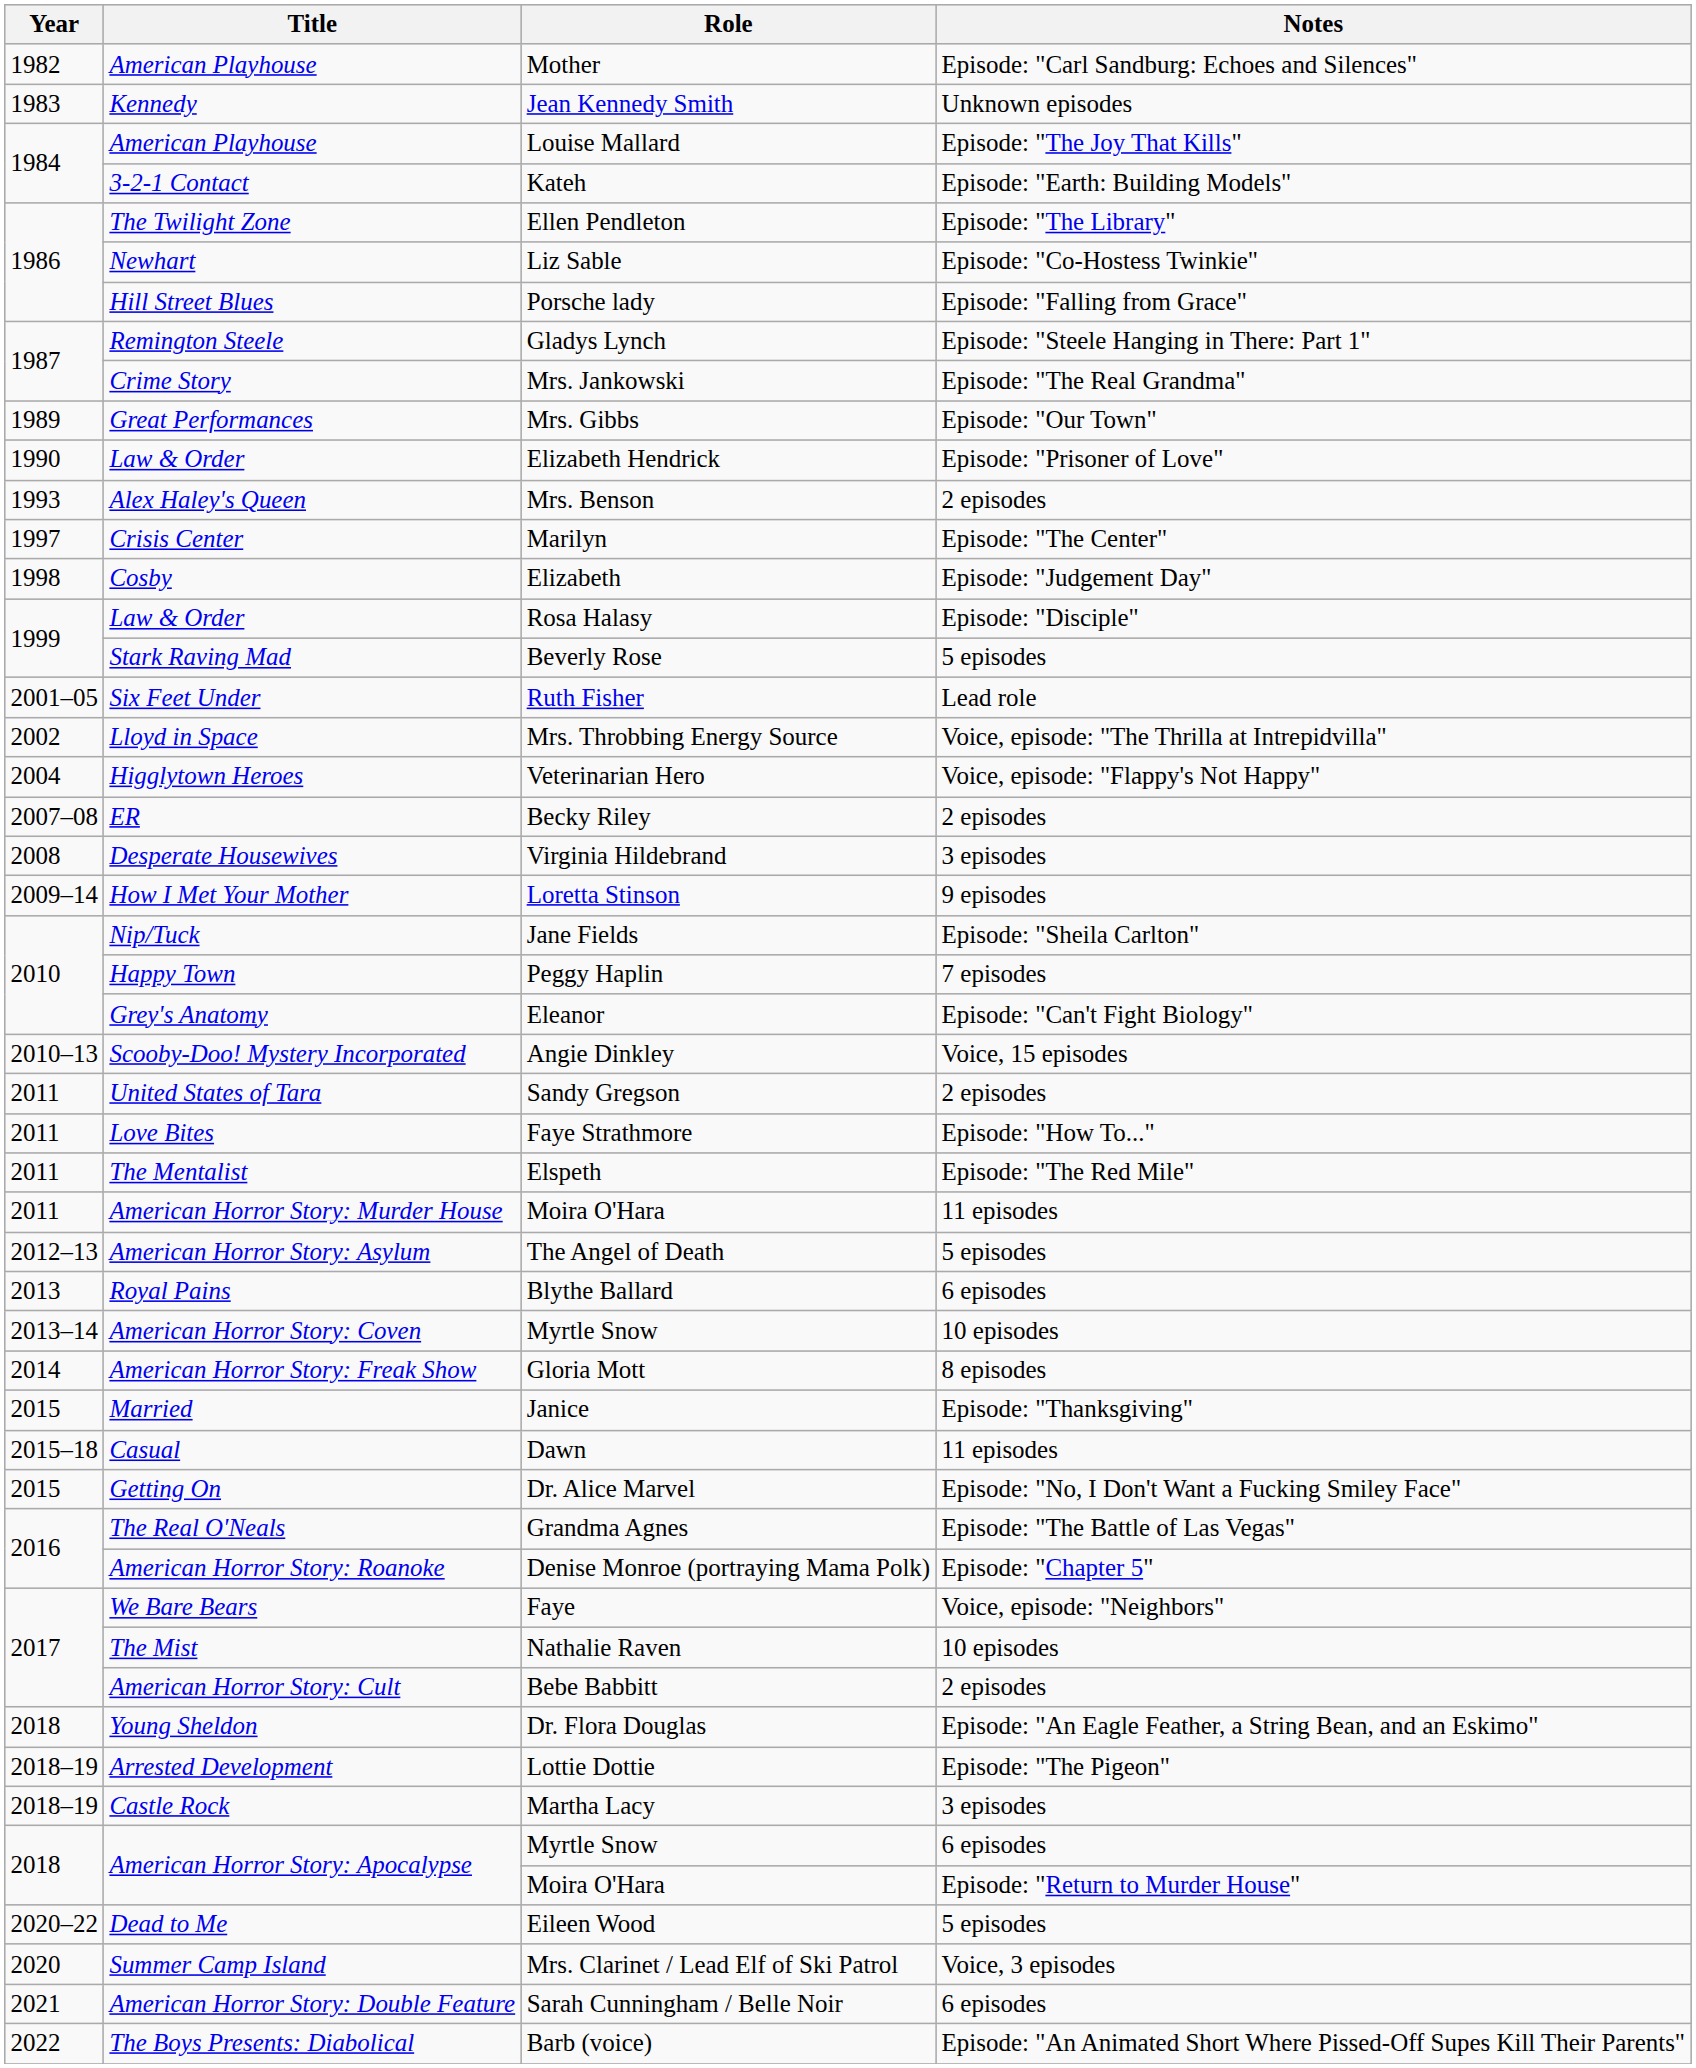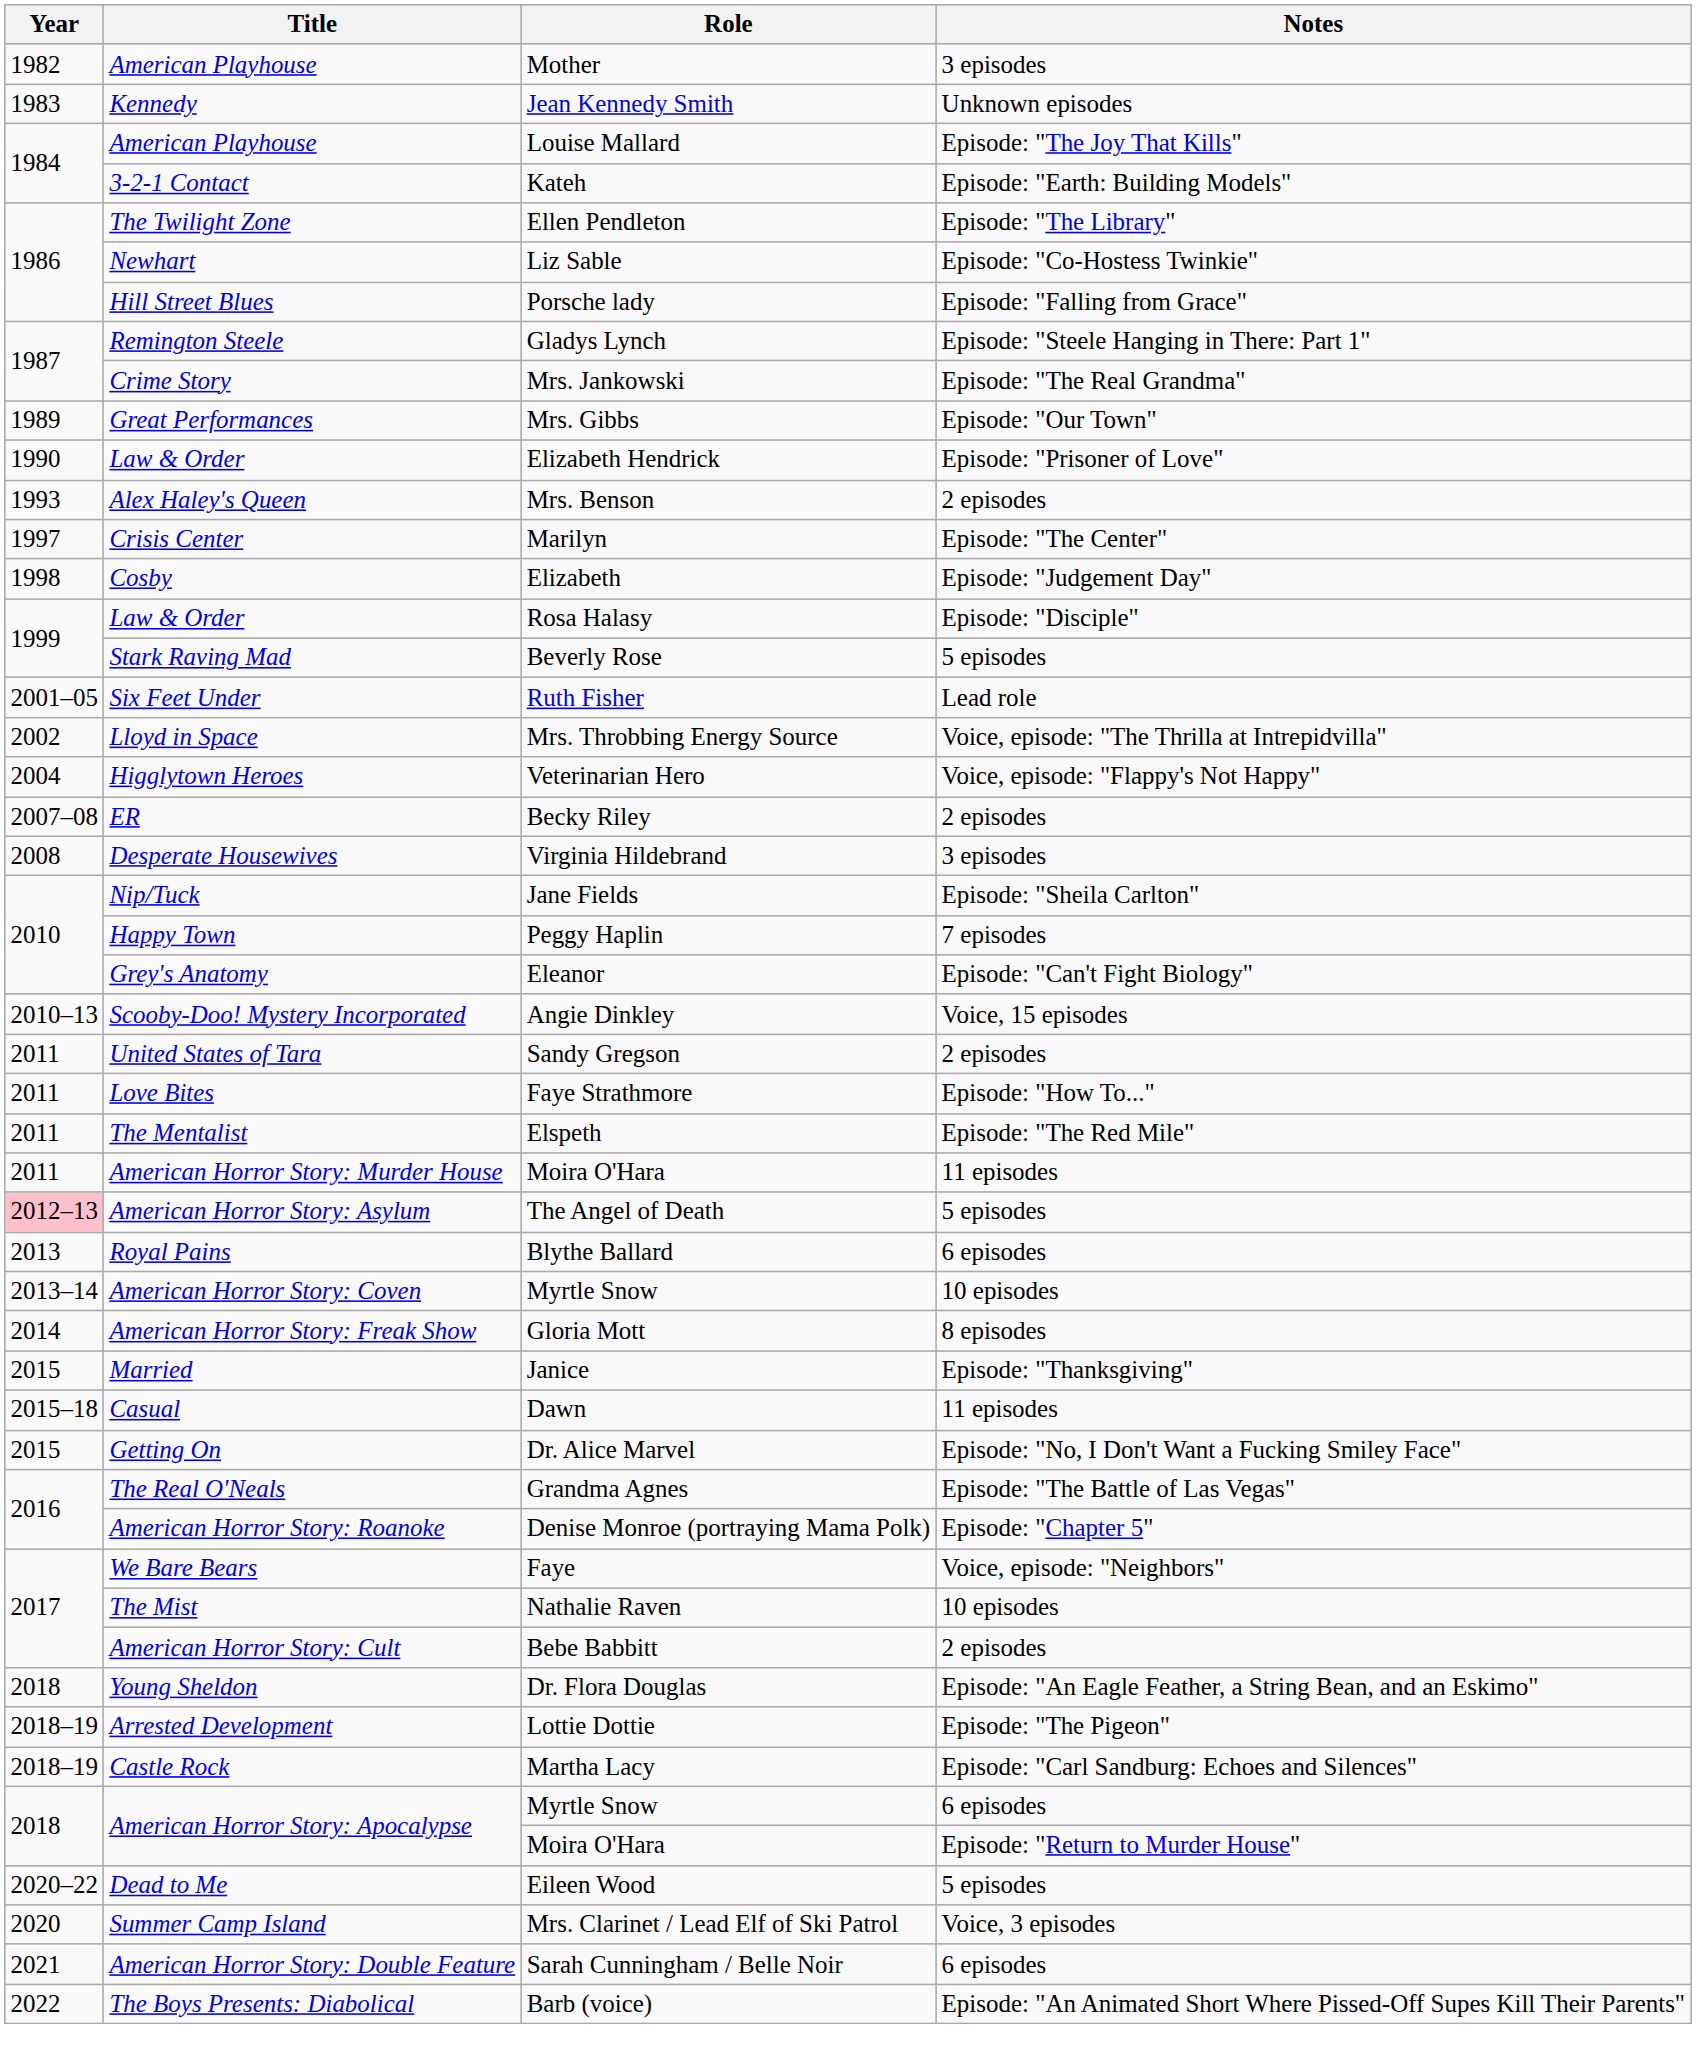(1179, 63) Episode: "Carl Sandburg: Echoes and Silences" -> (994, 63) 3 episodes
- row: (229, 895)
(54, 1251) no background -> (54, 1211) pink background
(994, 1805) 3 episodes -> (1179, 1766) Episode: "Carl Sandburg: Echoes and Silences"
